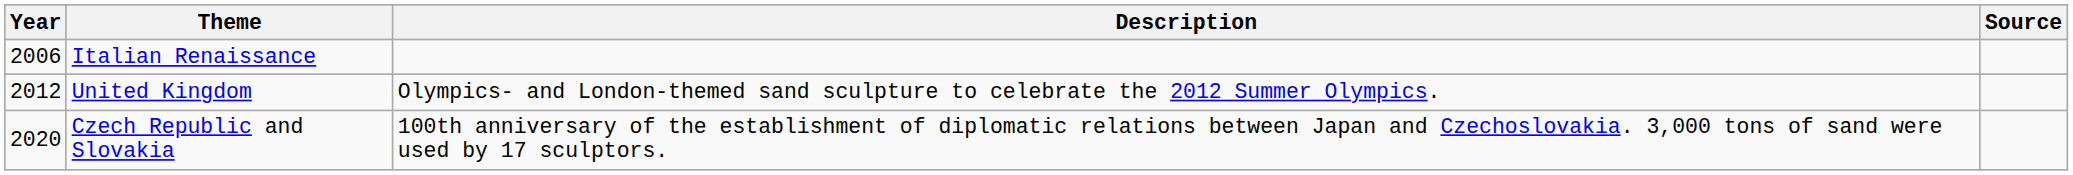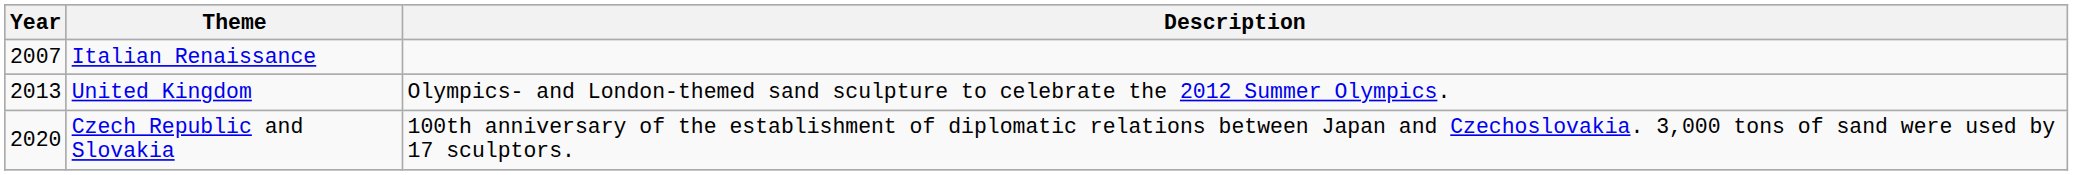- column: (2024, 22)
(36, 57) 2006 -> (36, 57) 2007
(36, 92) 2012 -> (36, 92) 2013
